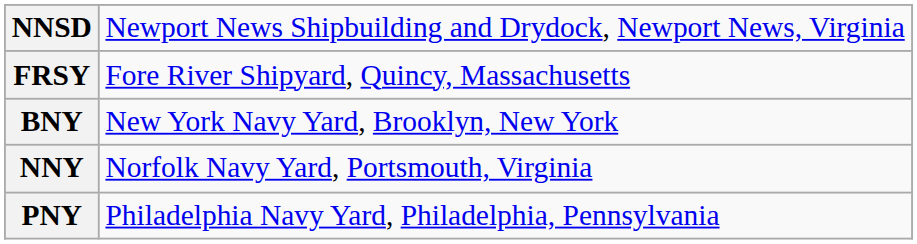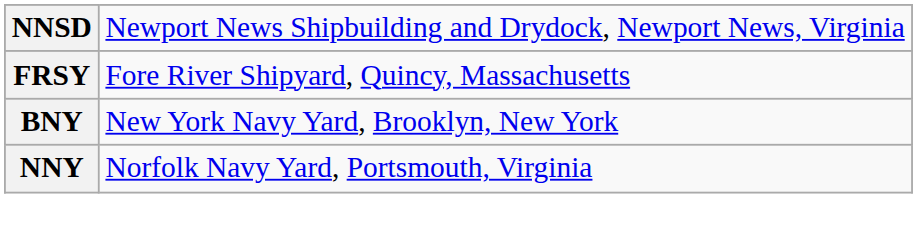- row: (52, 214)
